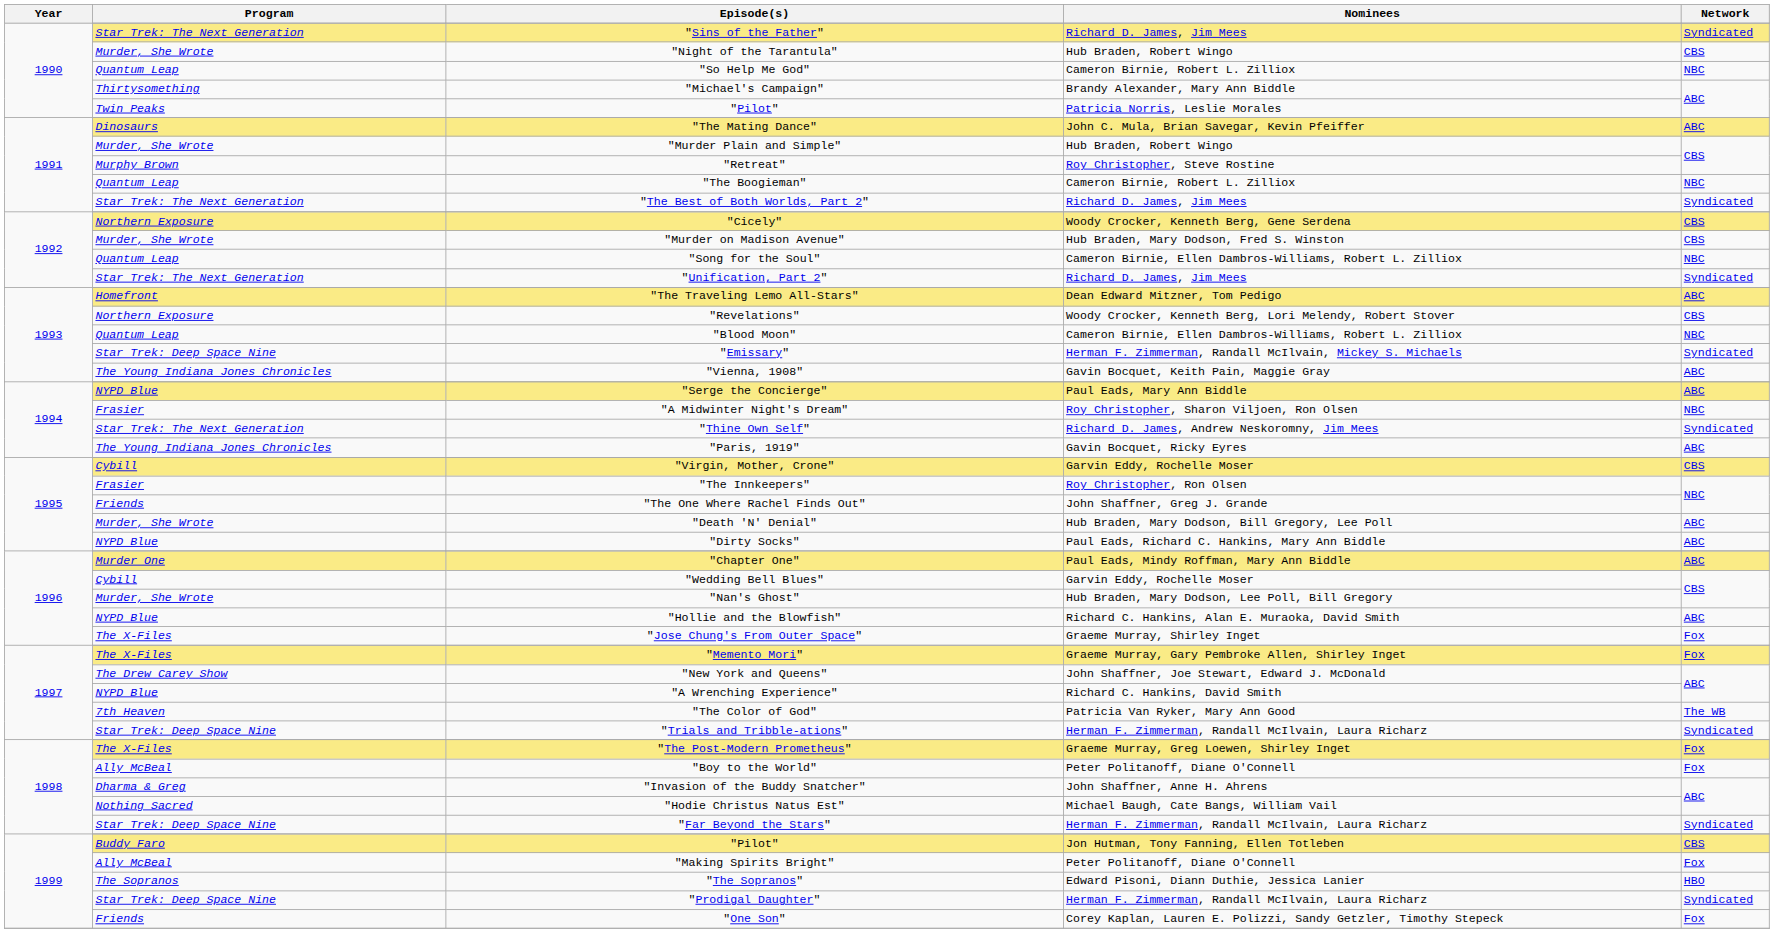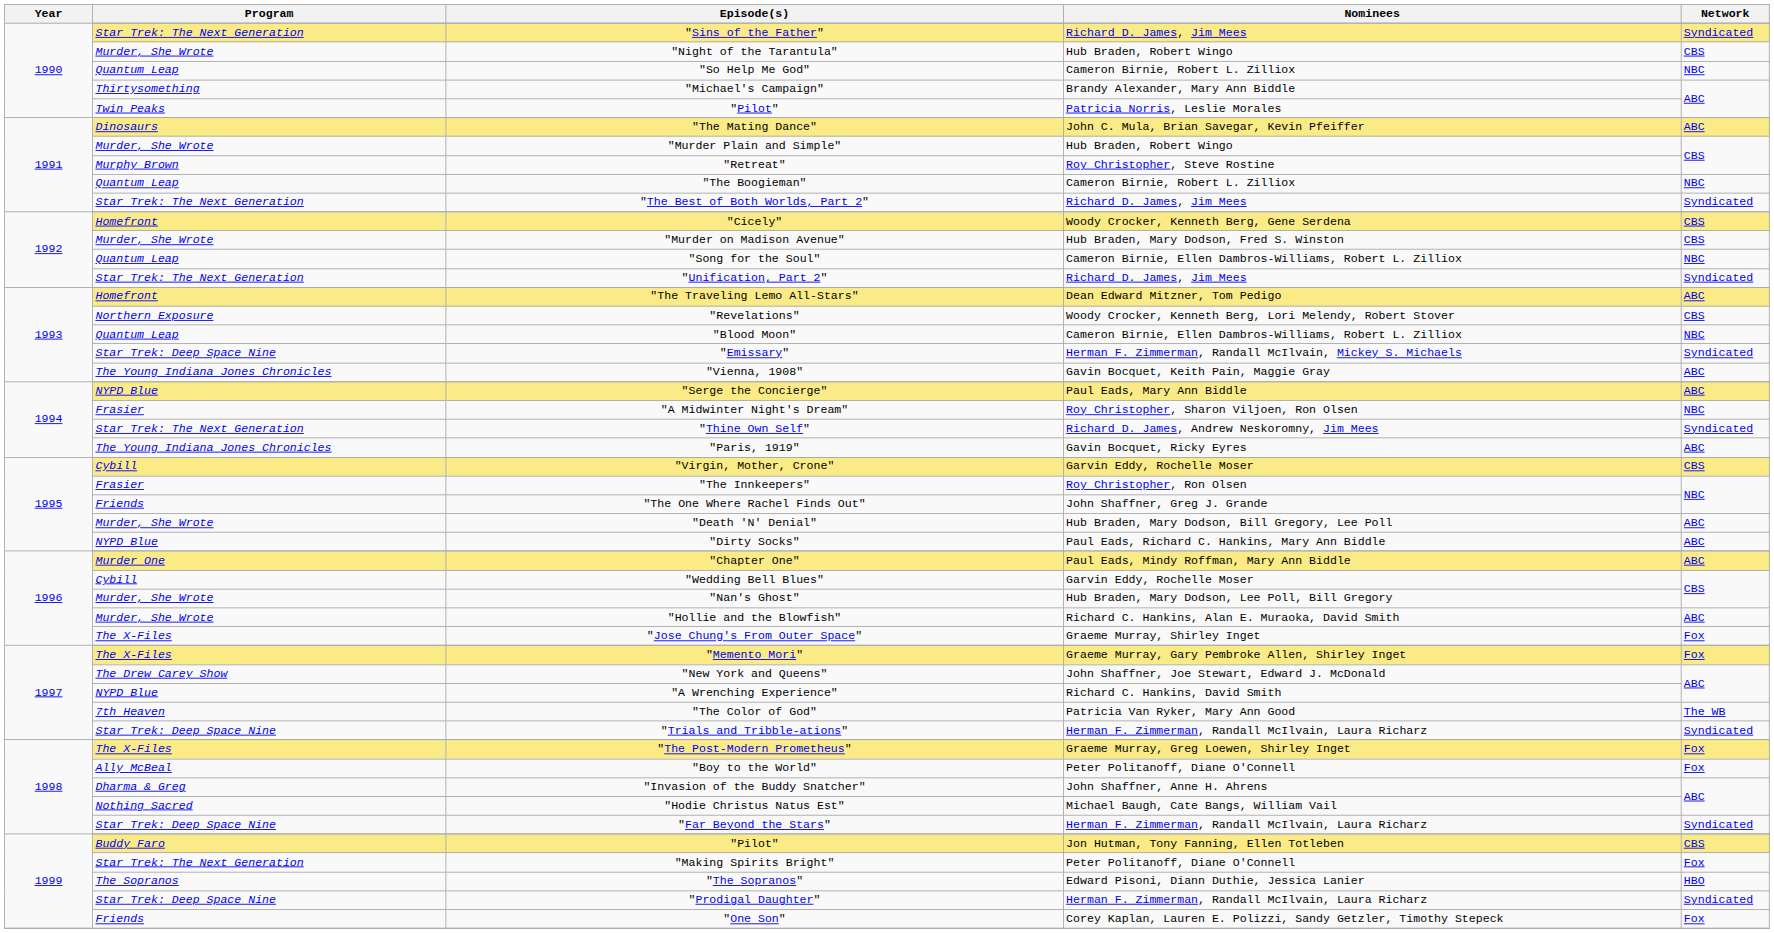(154, 221) Northern Exposure -> (127, 221) Homefront
(127, 617) NYPD Blue -> (154, 617) Murder, She Wrote
(134, 862) Ally McBeal -> (200, 862) Star Trek: The Next Generation
